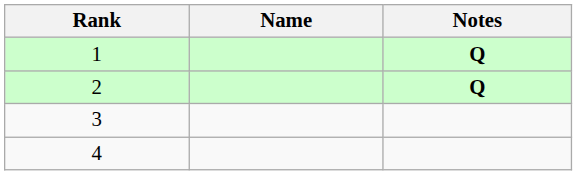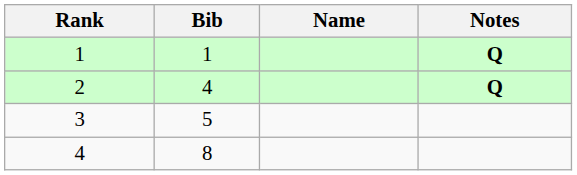+ column: (207, 20)
